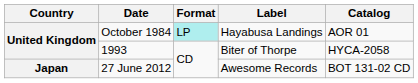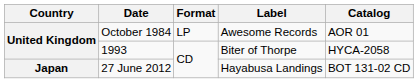(183, 31) paleturquoise background -> (183, 31) no background
(272, 31) Hayabusa Landings -> (269, 31) Awesome Records
(269, 68) Awesome Records -> (272, 68) Hayabusa Landings
